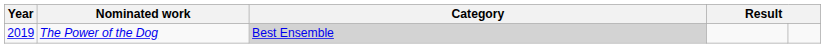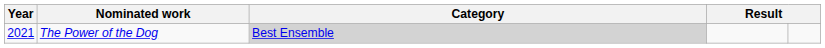(21, 33) 2019 -> (21, 33) 2021
